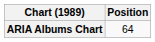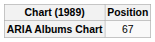(128, 29) 64 -> (128, 29) 67
